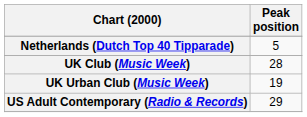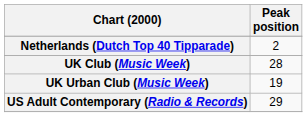(276, 45) 5 -> (276, 45) 2
